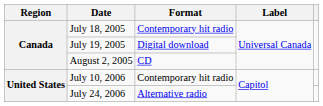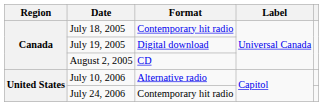(185, 77) Contemporary hit radio -> (172, 77) Alternative radio
(172, 93) Alternative radio -> (185, 93) Contemporary hit radio
